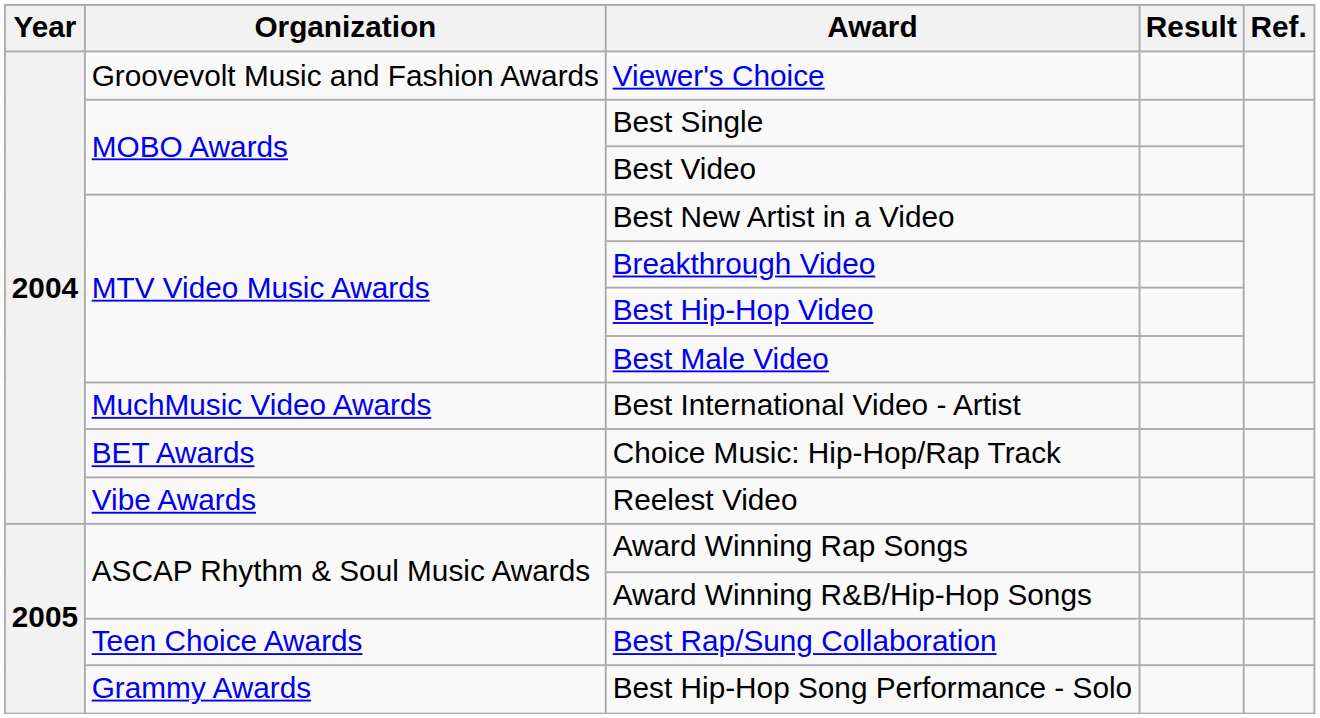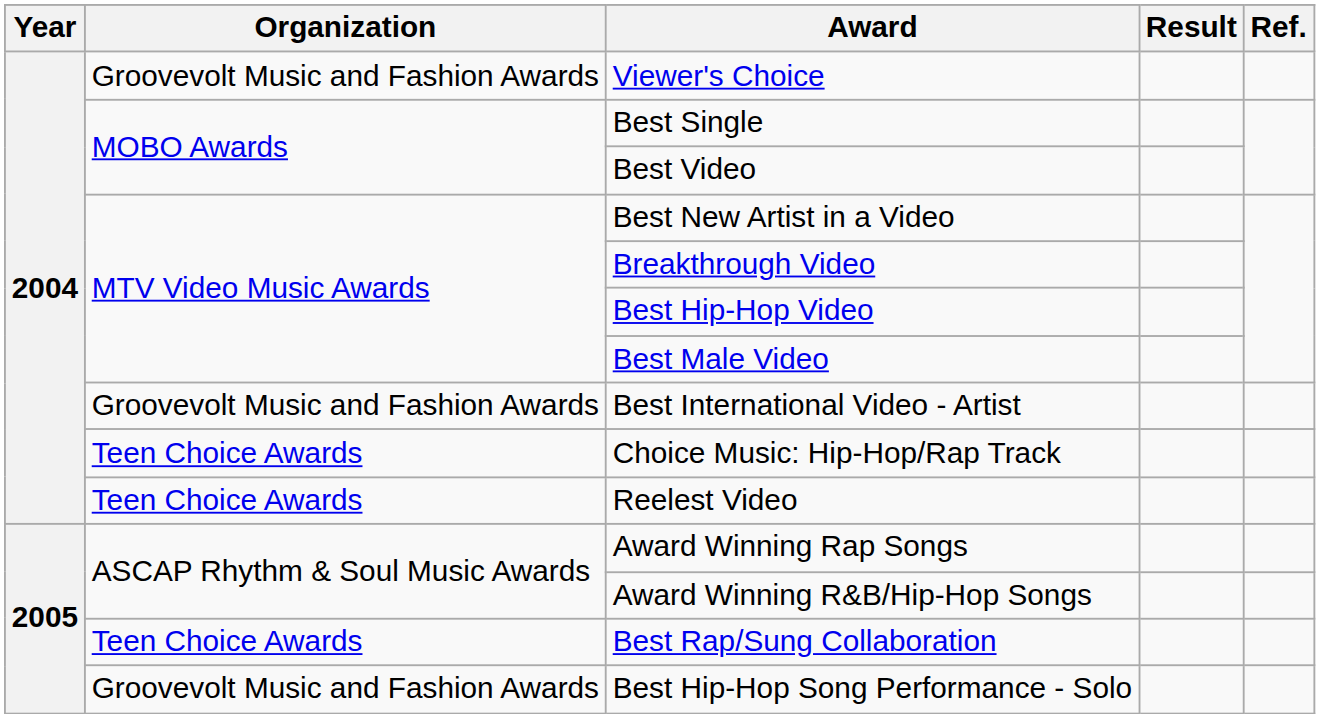(262, 405) MuchMusic Video Awards -> (345, 405) Groovevolt Music and Fashion Awards
(173, 452) BET Awards -> (227, 452) Teen Choice Awards
(174, 500) Vibe Awards -> (227, 500) Teen Choice Awards
(201, 688) Grammy Awards -> (345, 688) Groovevolt Music and Fashion Awards
